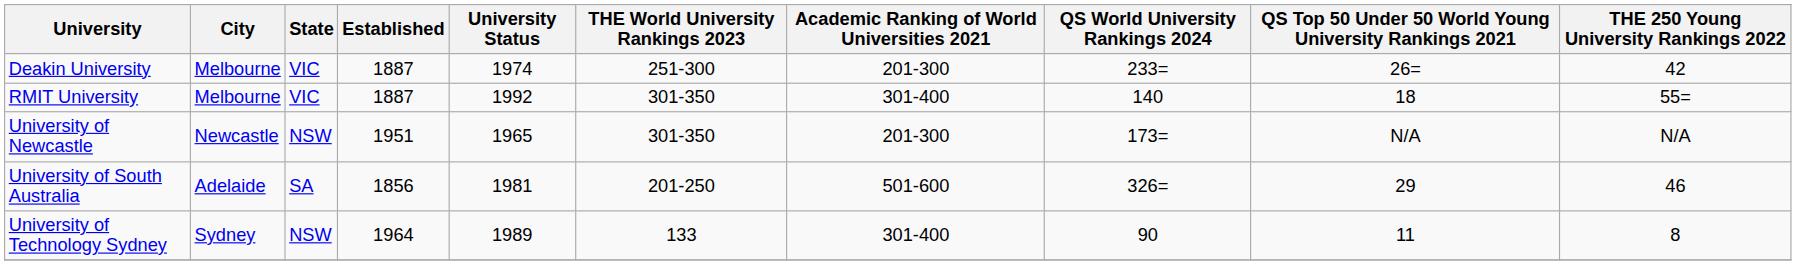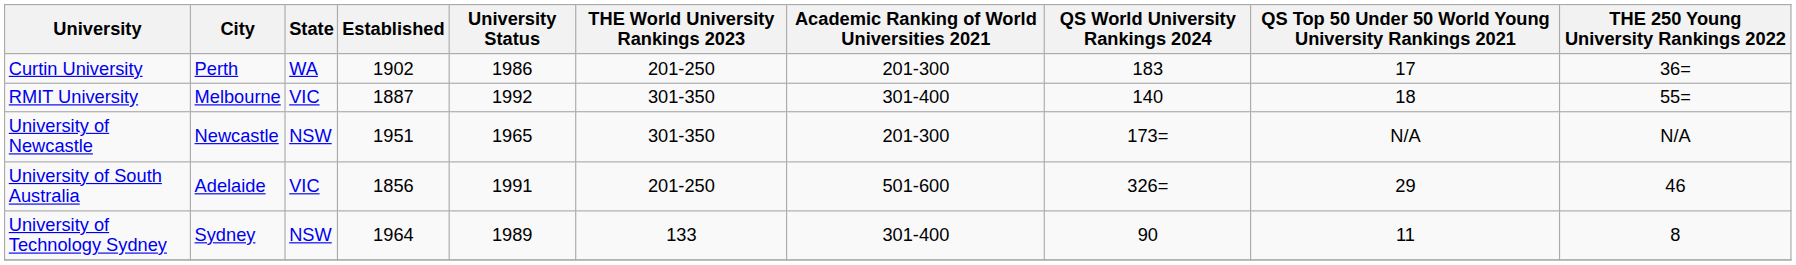+ row: (76, 68)
- row: (80, 68)
(301, 185) SA -> (304, 185) VIC
(512, 185) 1981 -> (512, 185) 1991
